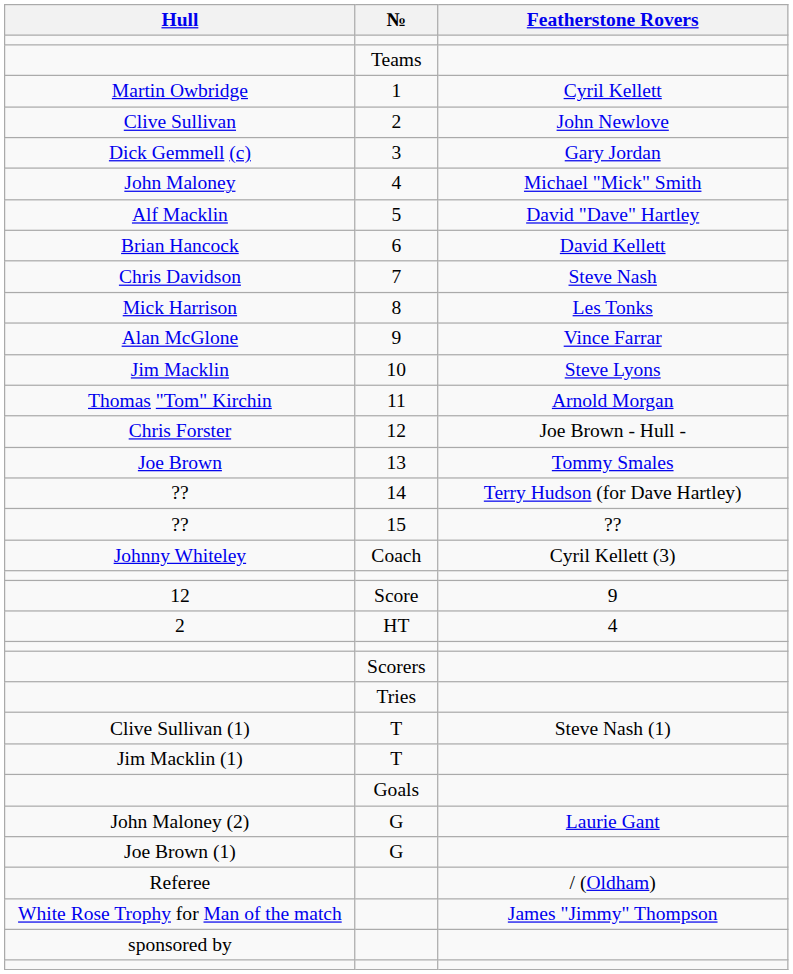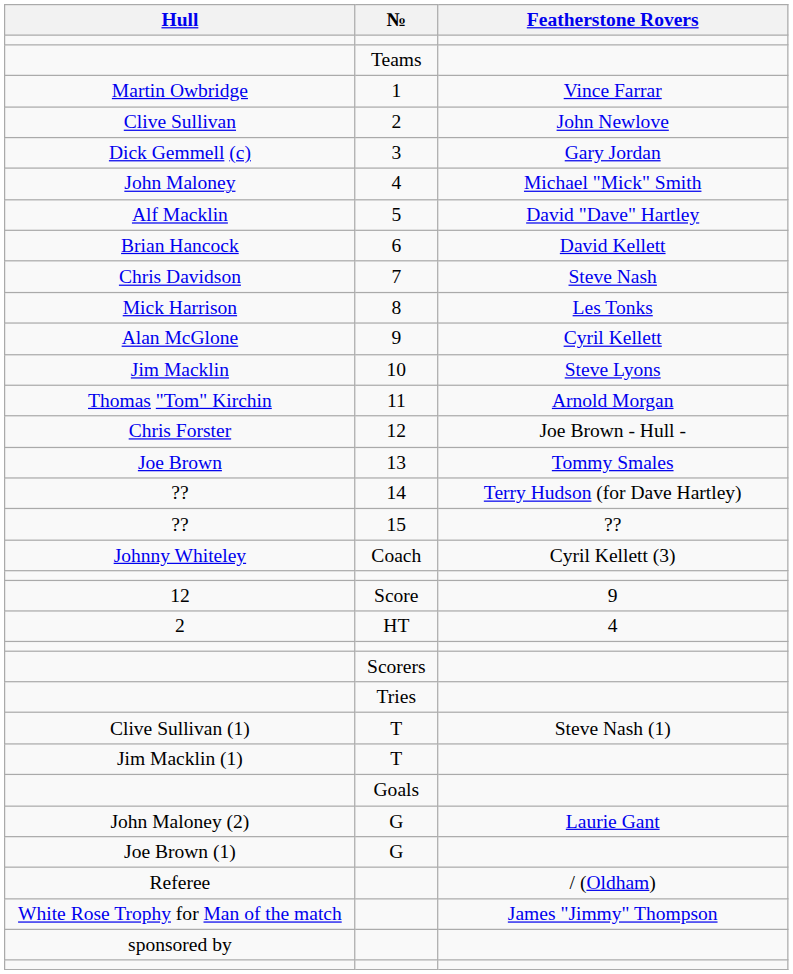(613, 90) Cyril Kellett -> (613, 90) Vince Farrar
(613, 338) Vince Farrar -> (613, 338) Cyril Kellett
